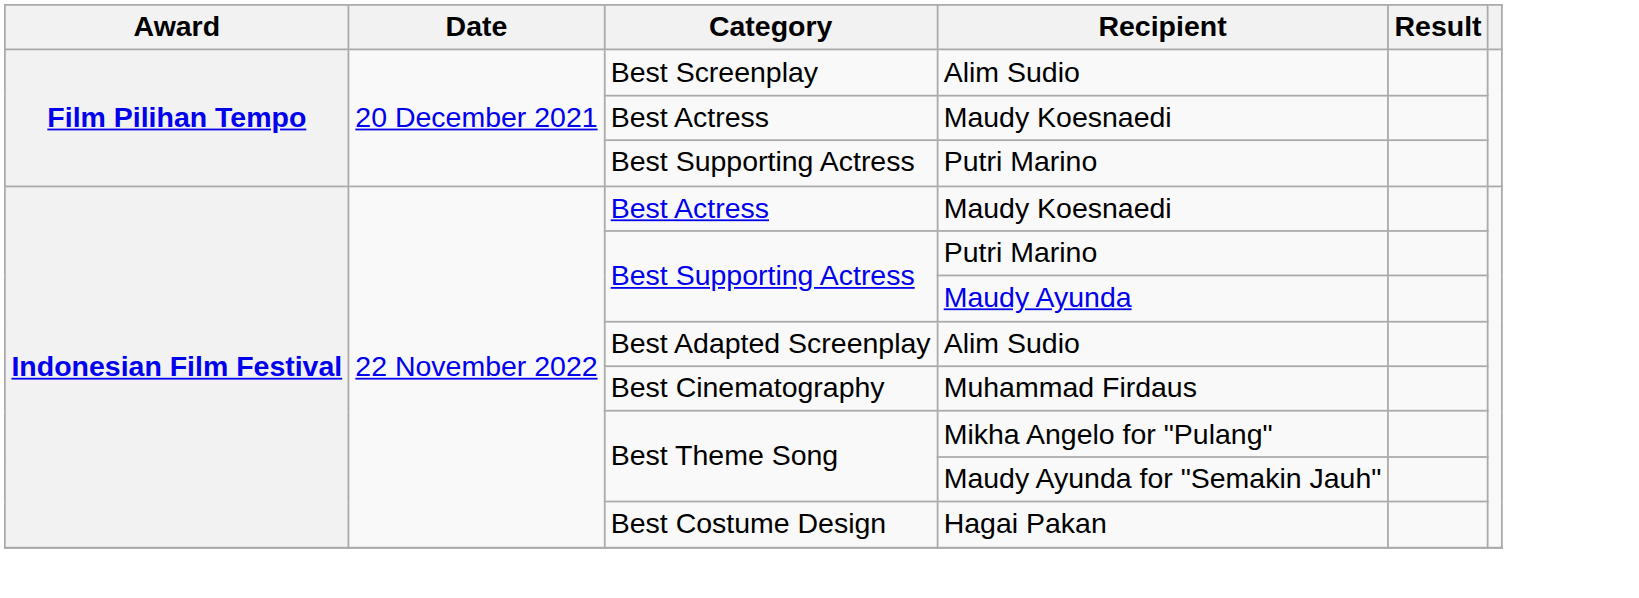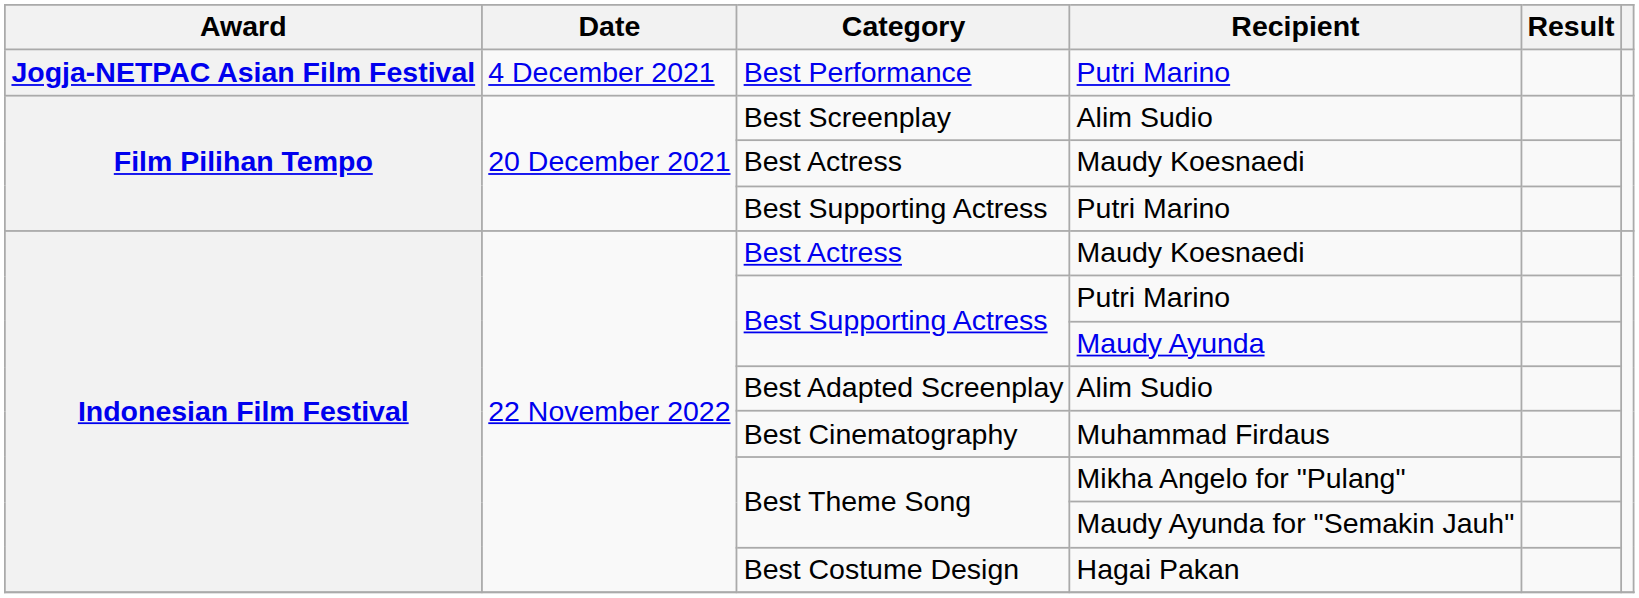+ row: (858, 72)
